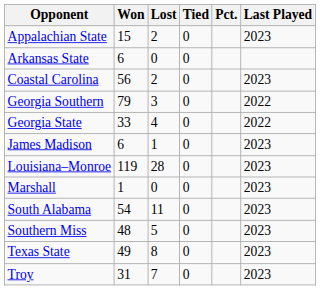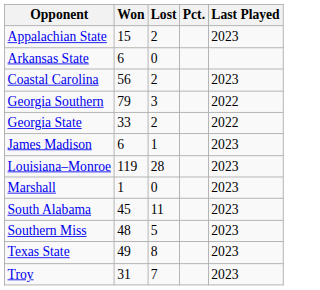- column: (196, 15)
(154, 123) 4 -> (154, 123) 2
(124, 209) 54 -> (124, 209) 45
